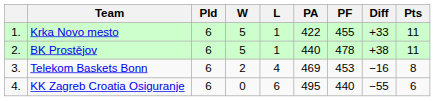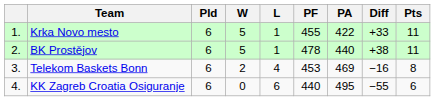columns swapped: (345, 13) <-> (311, 13)
